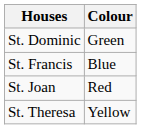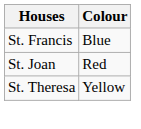- row: (44, 40)
